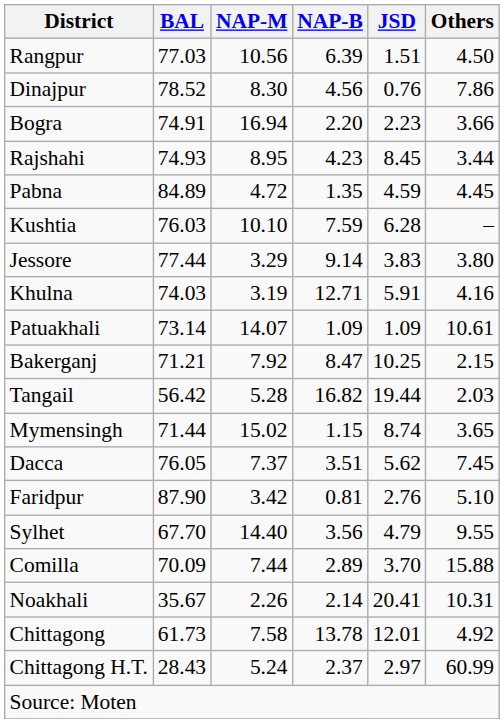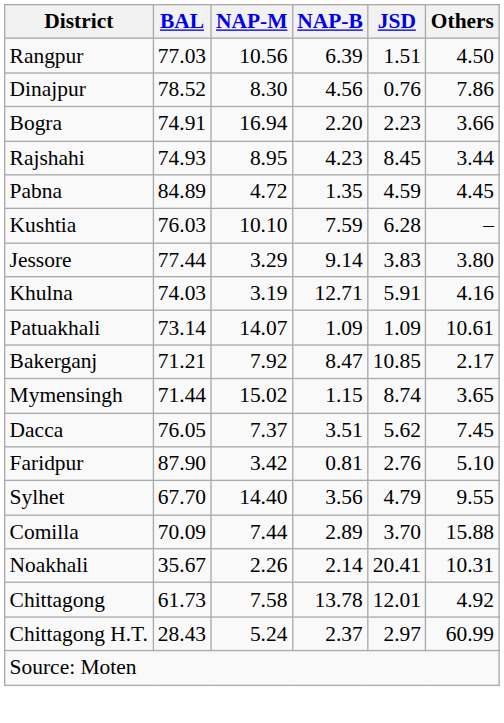(397, 361) 10.25 -> (397, 361) 10.85
(475, 361) 2.15 -> (475, 361) 2.17
- row: (42, 395)
